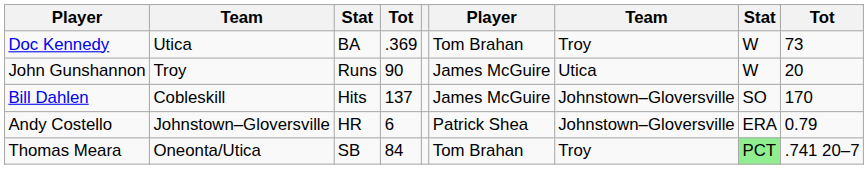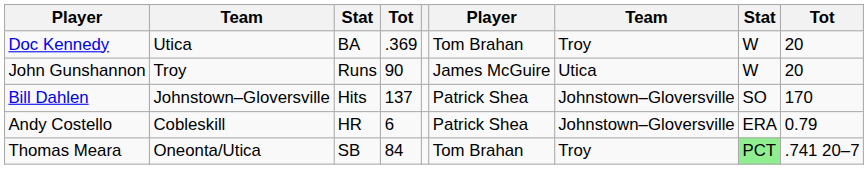(794, 44) 73 -> (794, 44) 20
(189, 97) Cobleskill -> (242, 97) Johnstown–Gloversville
(492, 97) James McGuire -> (480, 97) Patrick Shea
(242, 124) Johnstown–Gloversville -> (189, 124) Cobleskill
